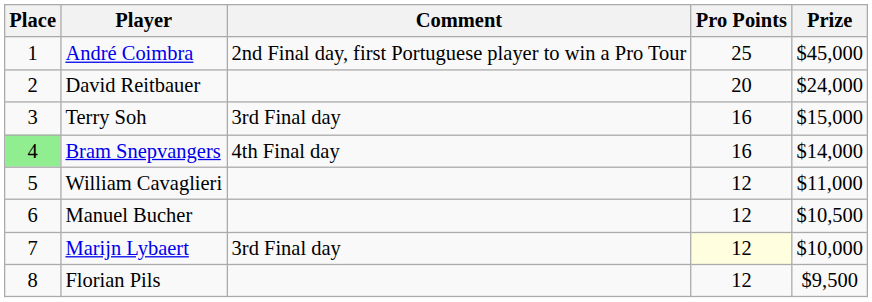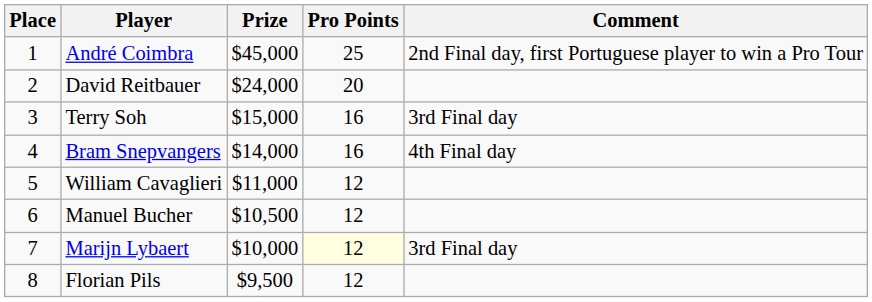columns swapped: (830, 20) <-> (459, 20)
(33, 150) lightgreen background -> (33, 150) no background
